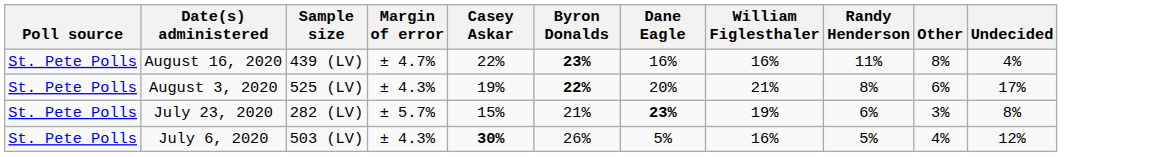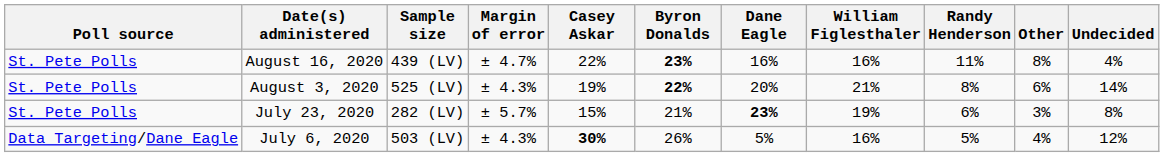(1012, 87) 17% -> (1113, 87) 14%
(73, 139) St. Pete Polls -> (123, 139) Data Targeting/Dane Eagle
